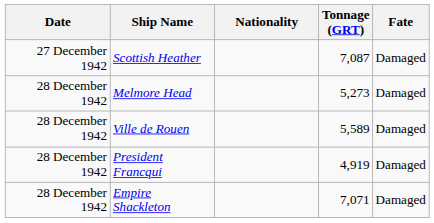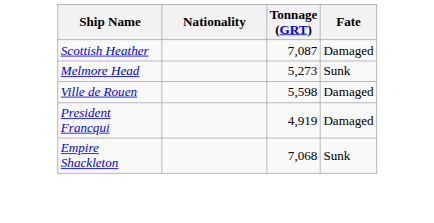- column: (58, 22)
(401, 93) Damaged -> (337, 71) Sunk
(355, 128) 5,589 -> (303, 92) 5,598
(355, 200) 7,071 -> (303, 155) 7,068
(401, 200) Damaged -> (337, 155) Sunk
